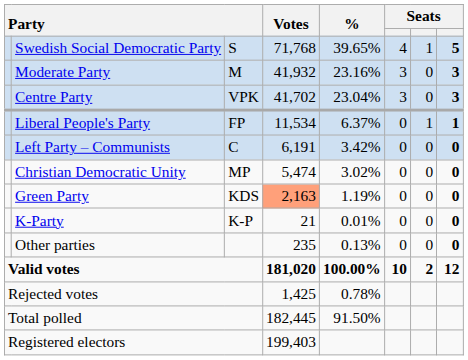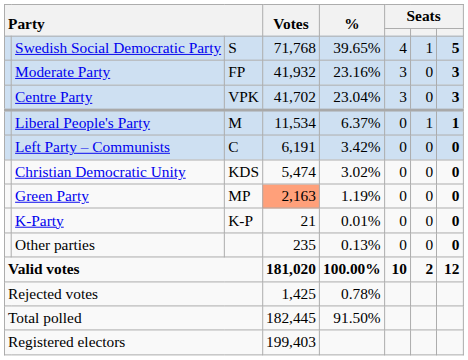(235, 72) M -> (237, 72) FP
(237, 123) FP -> (235, 123) M
(239, 171) MP -> (244, 171) KDS
(244, 196) KDS -> (239, 196) MP
